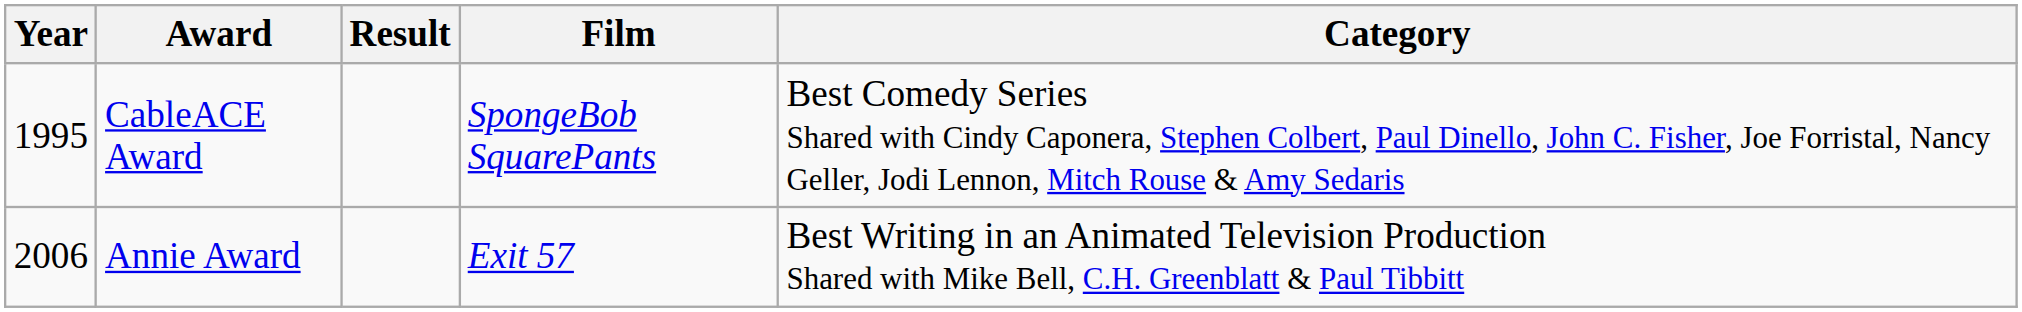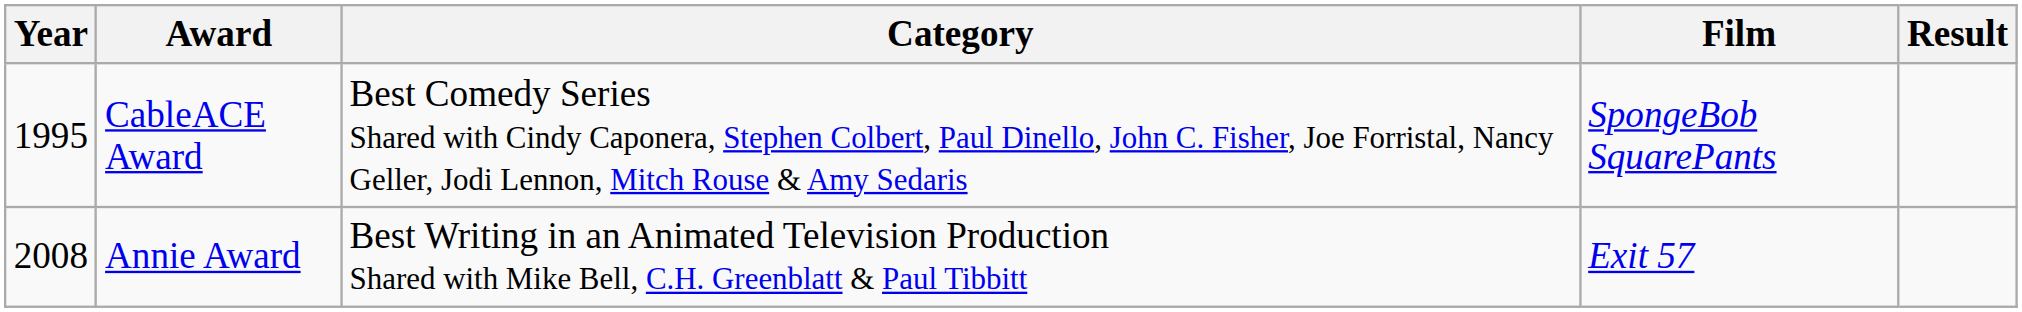columns swapped: (1397, 33) <-> (400, 33)
(51, 256) 2006 -> (51, 256) 2008
